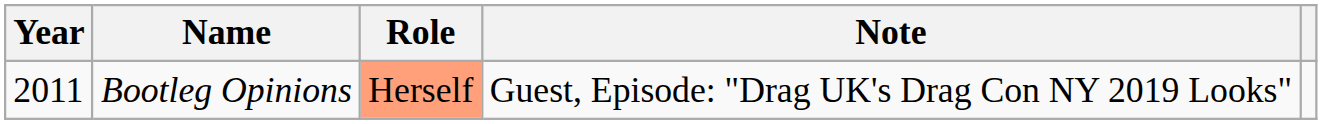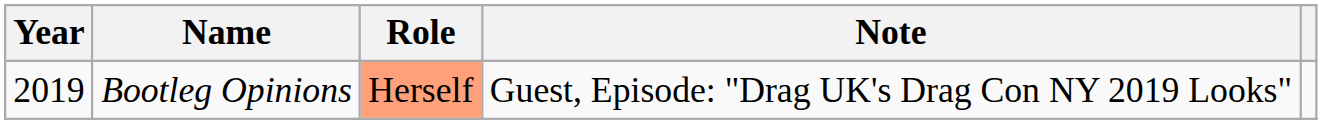(48, 89) 2011 -> (49, 89) 2019
